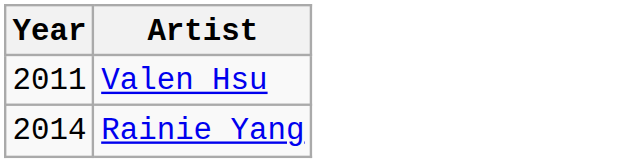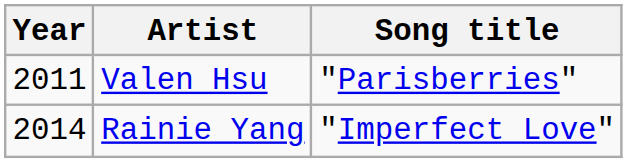+ column: (467, 30)
